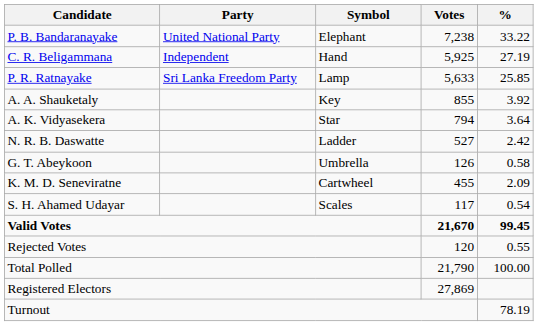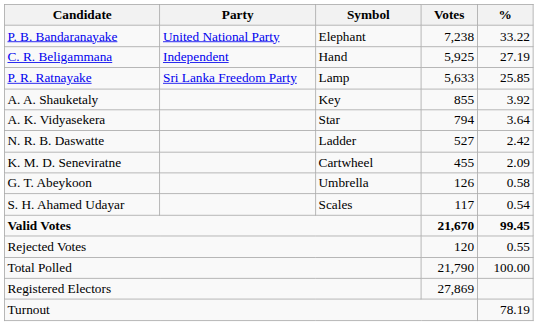rows swapped: (64, 183) <-> (50, 162)
